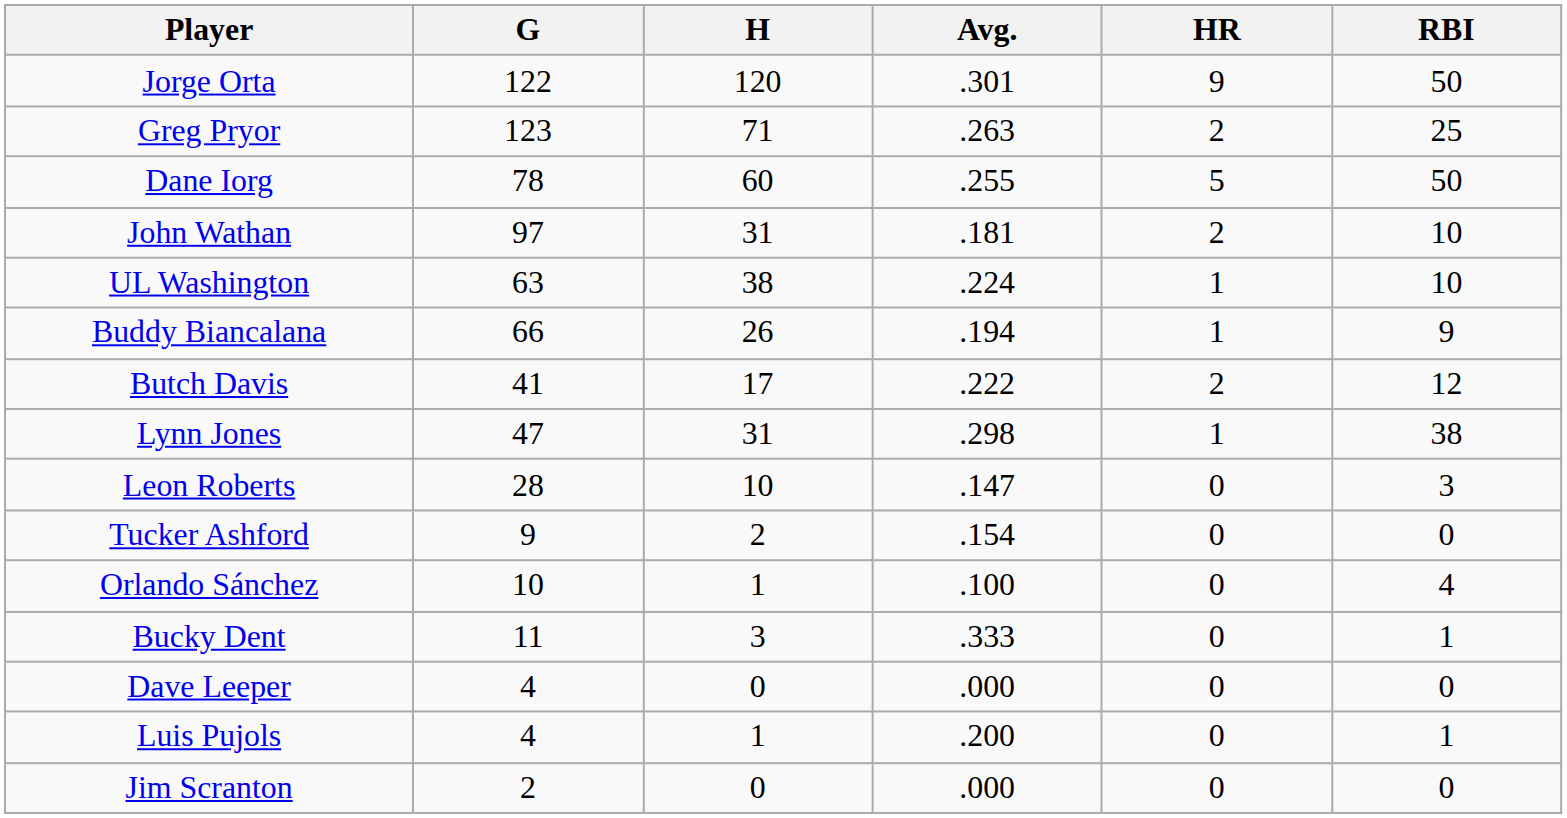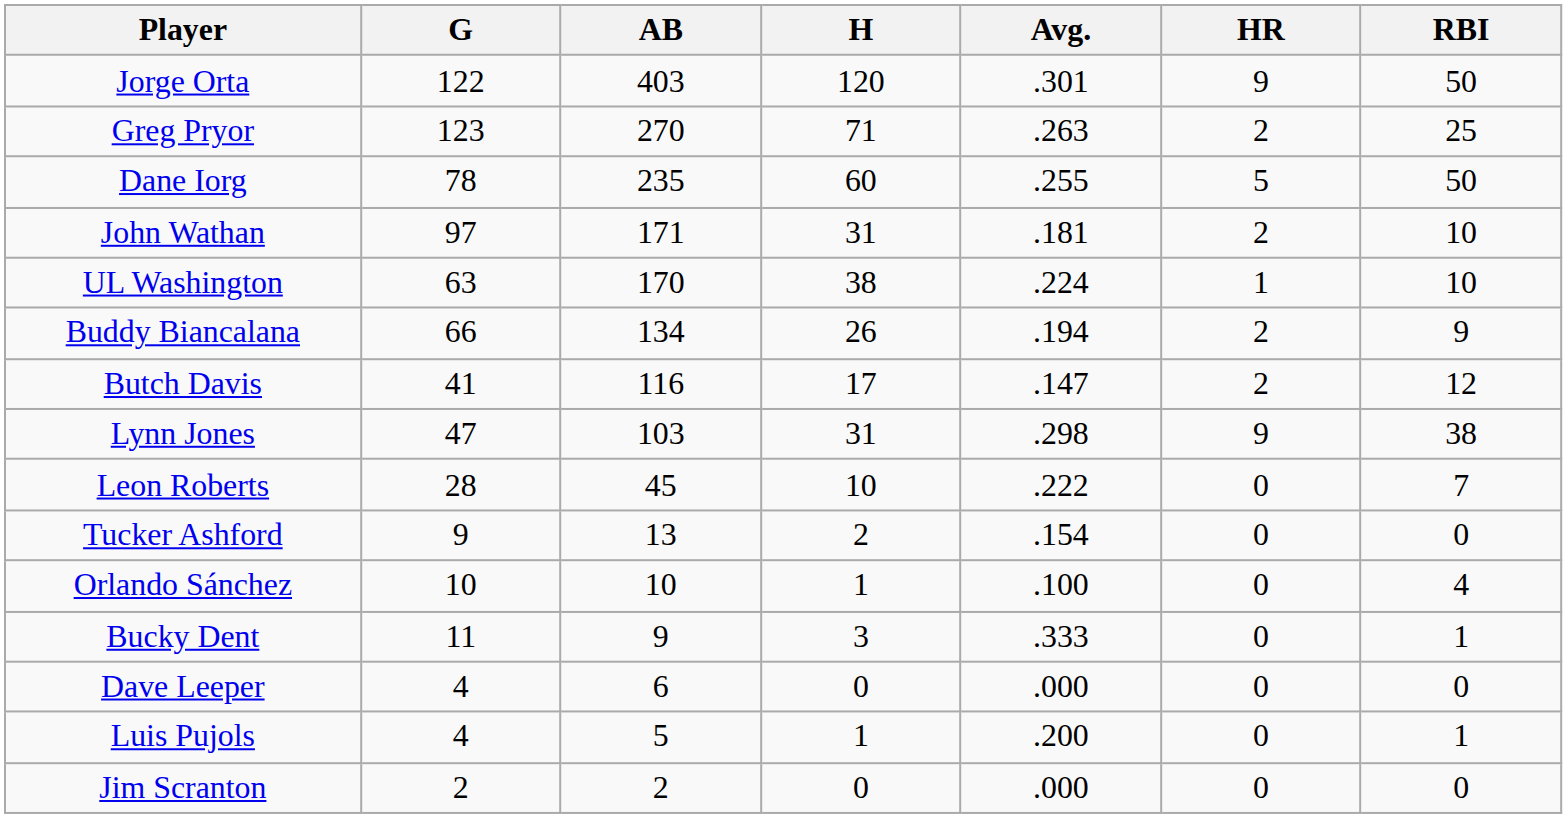+ column: (661, 29)
(1217, 332) 1 -> (1261, 332) 2
(987, 383) .222 -> (1061, 383) .147
(1217, 433) 1 -> (1261, 433) 9
(987, 484) .147 -> (1061, 484) .222
(1446, 484) 3 -> (1461, 484) 7
